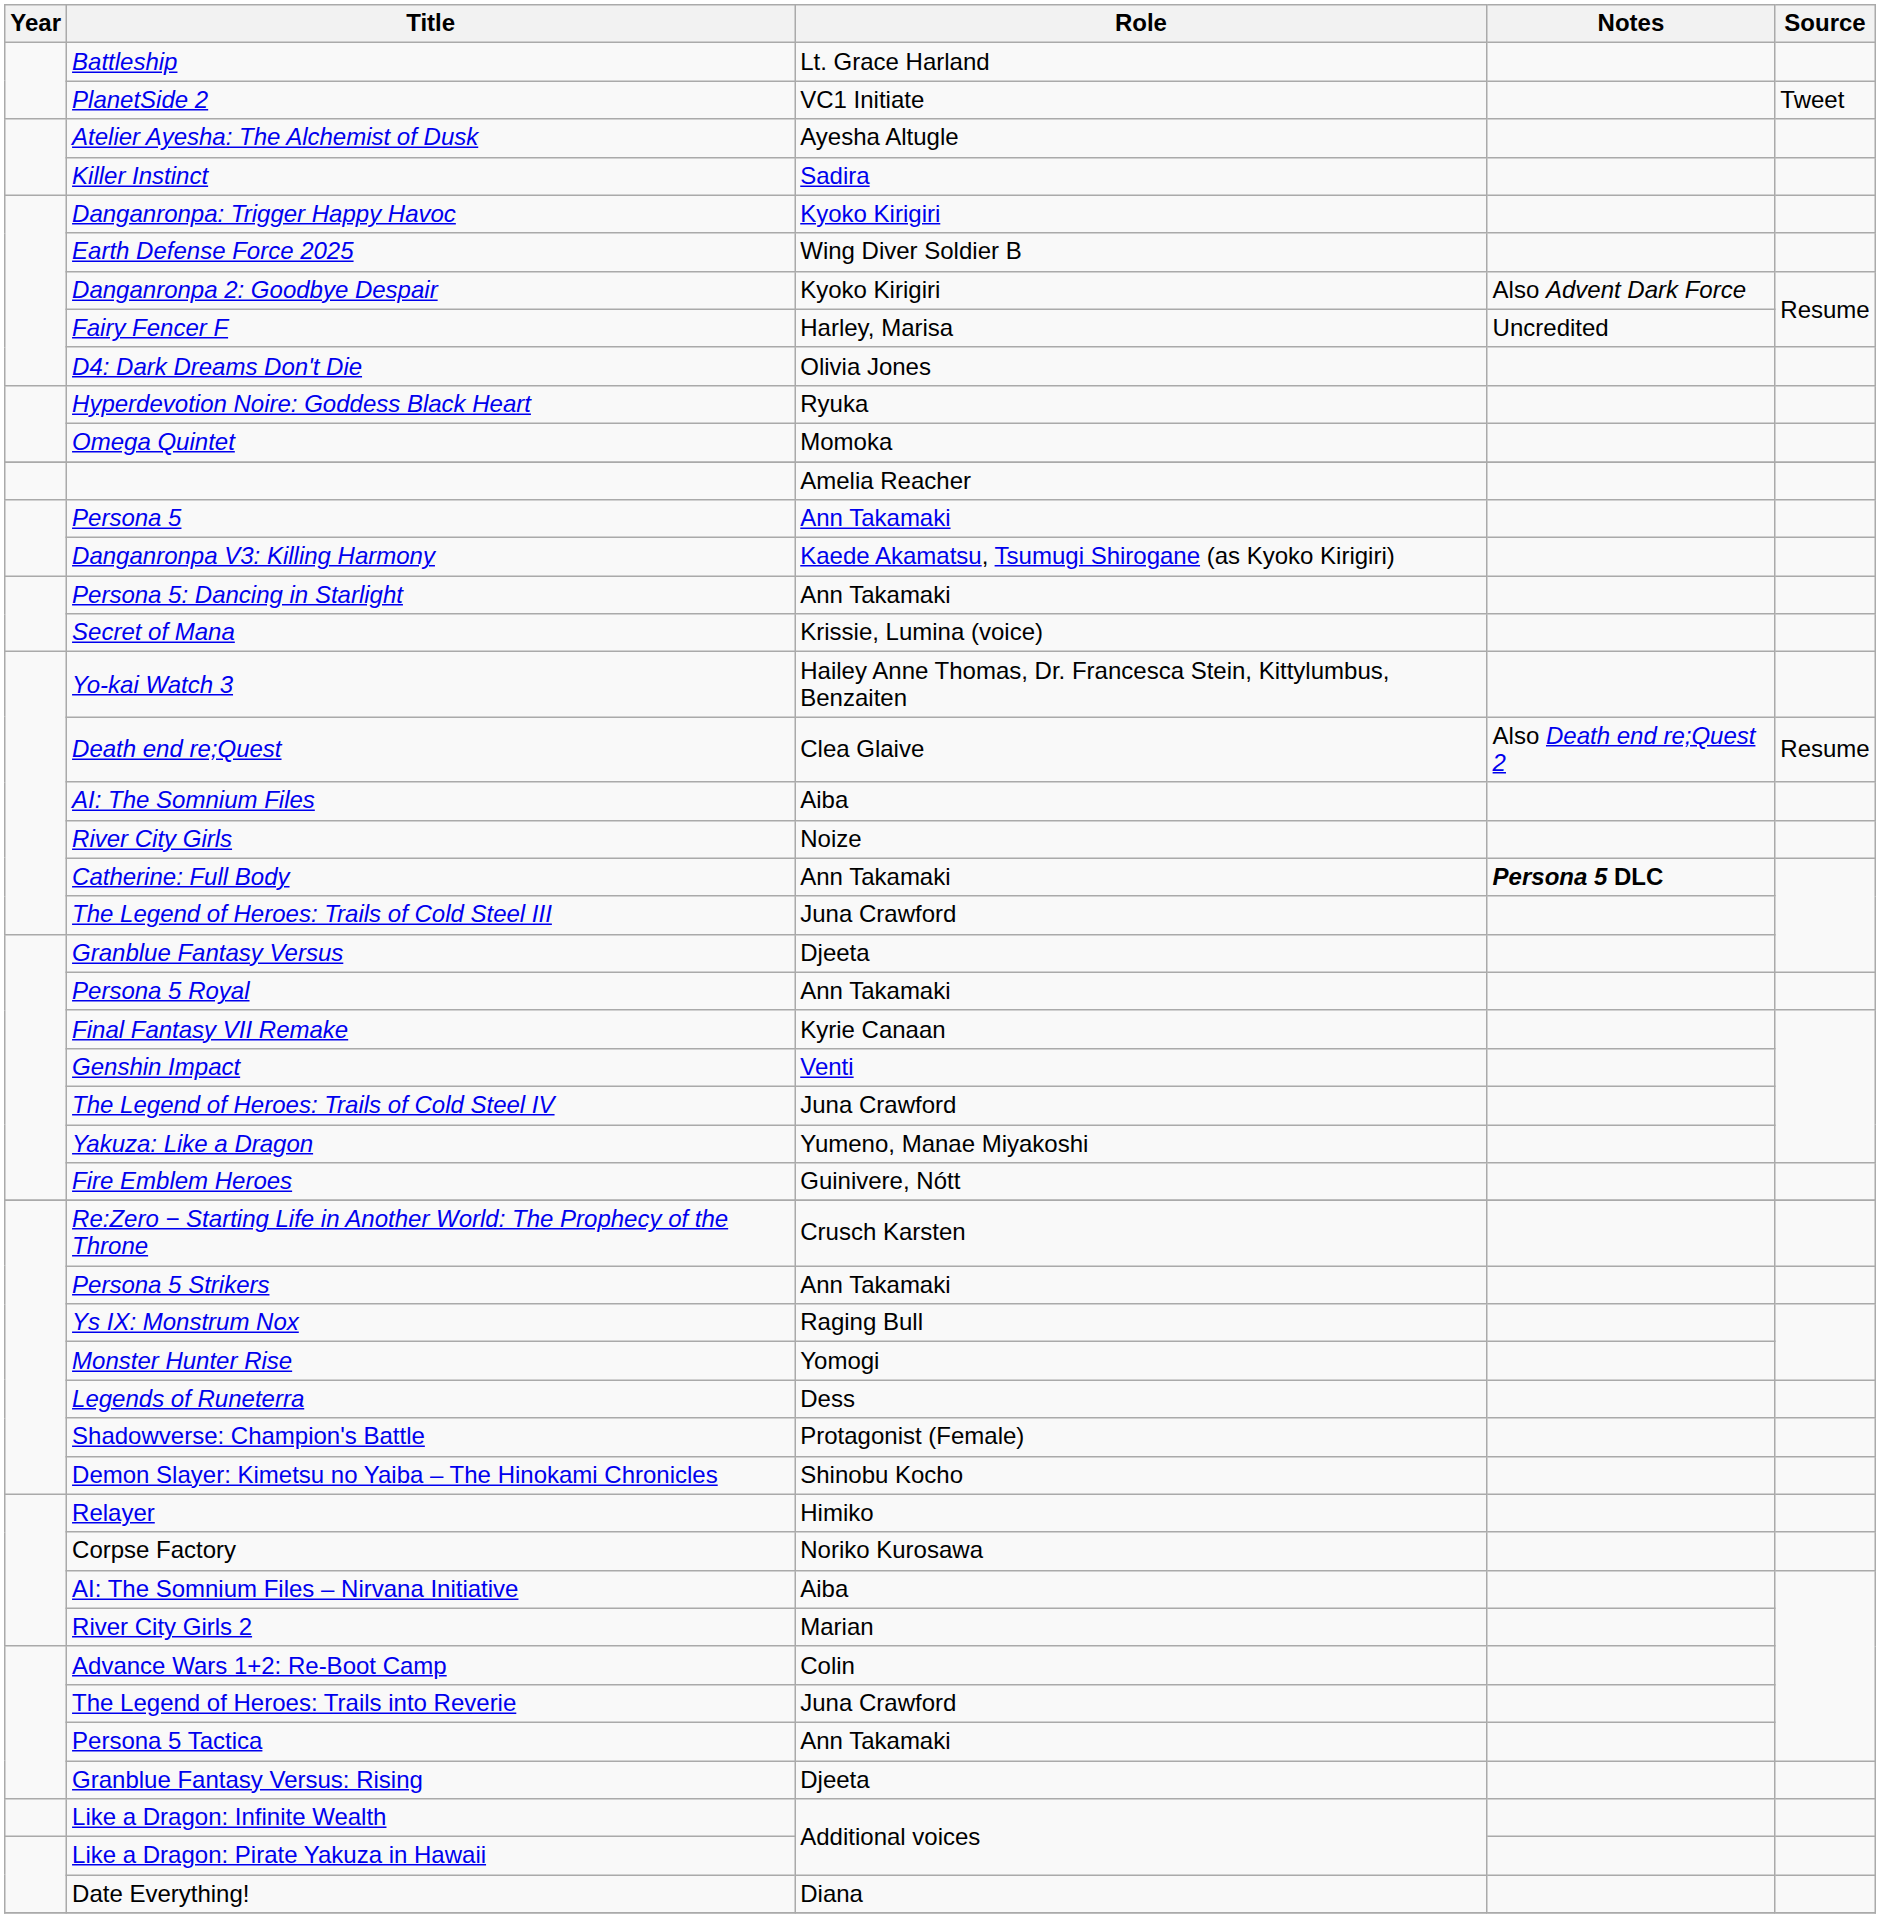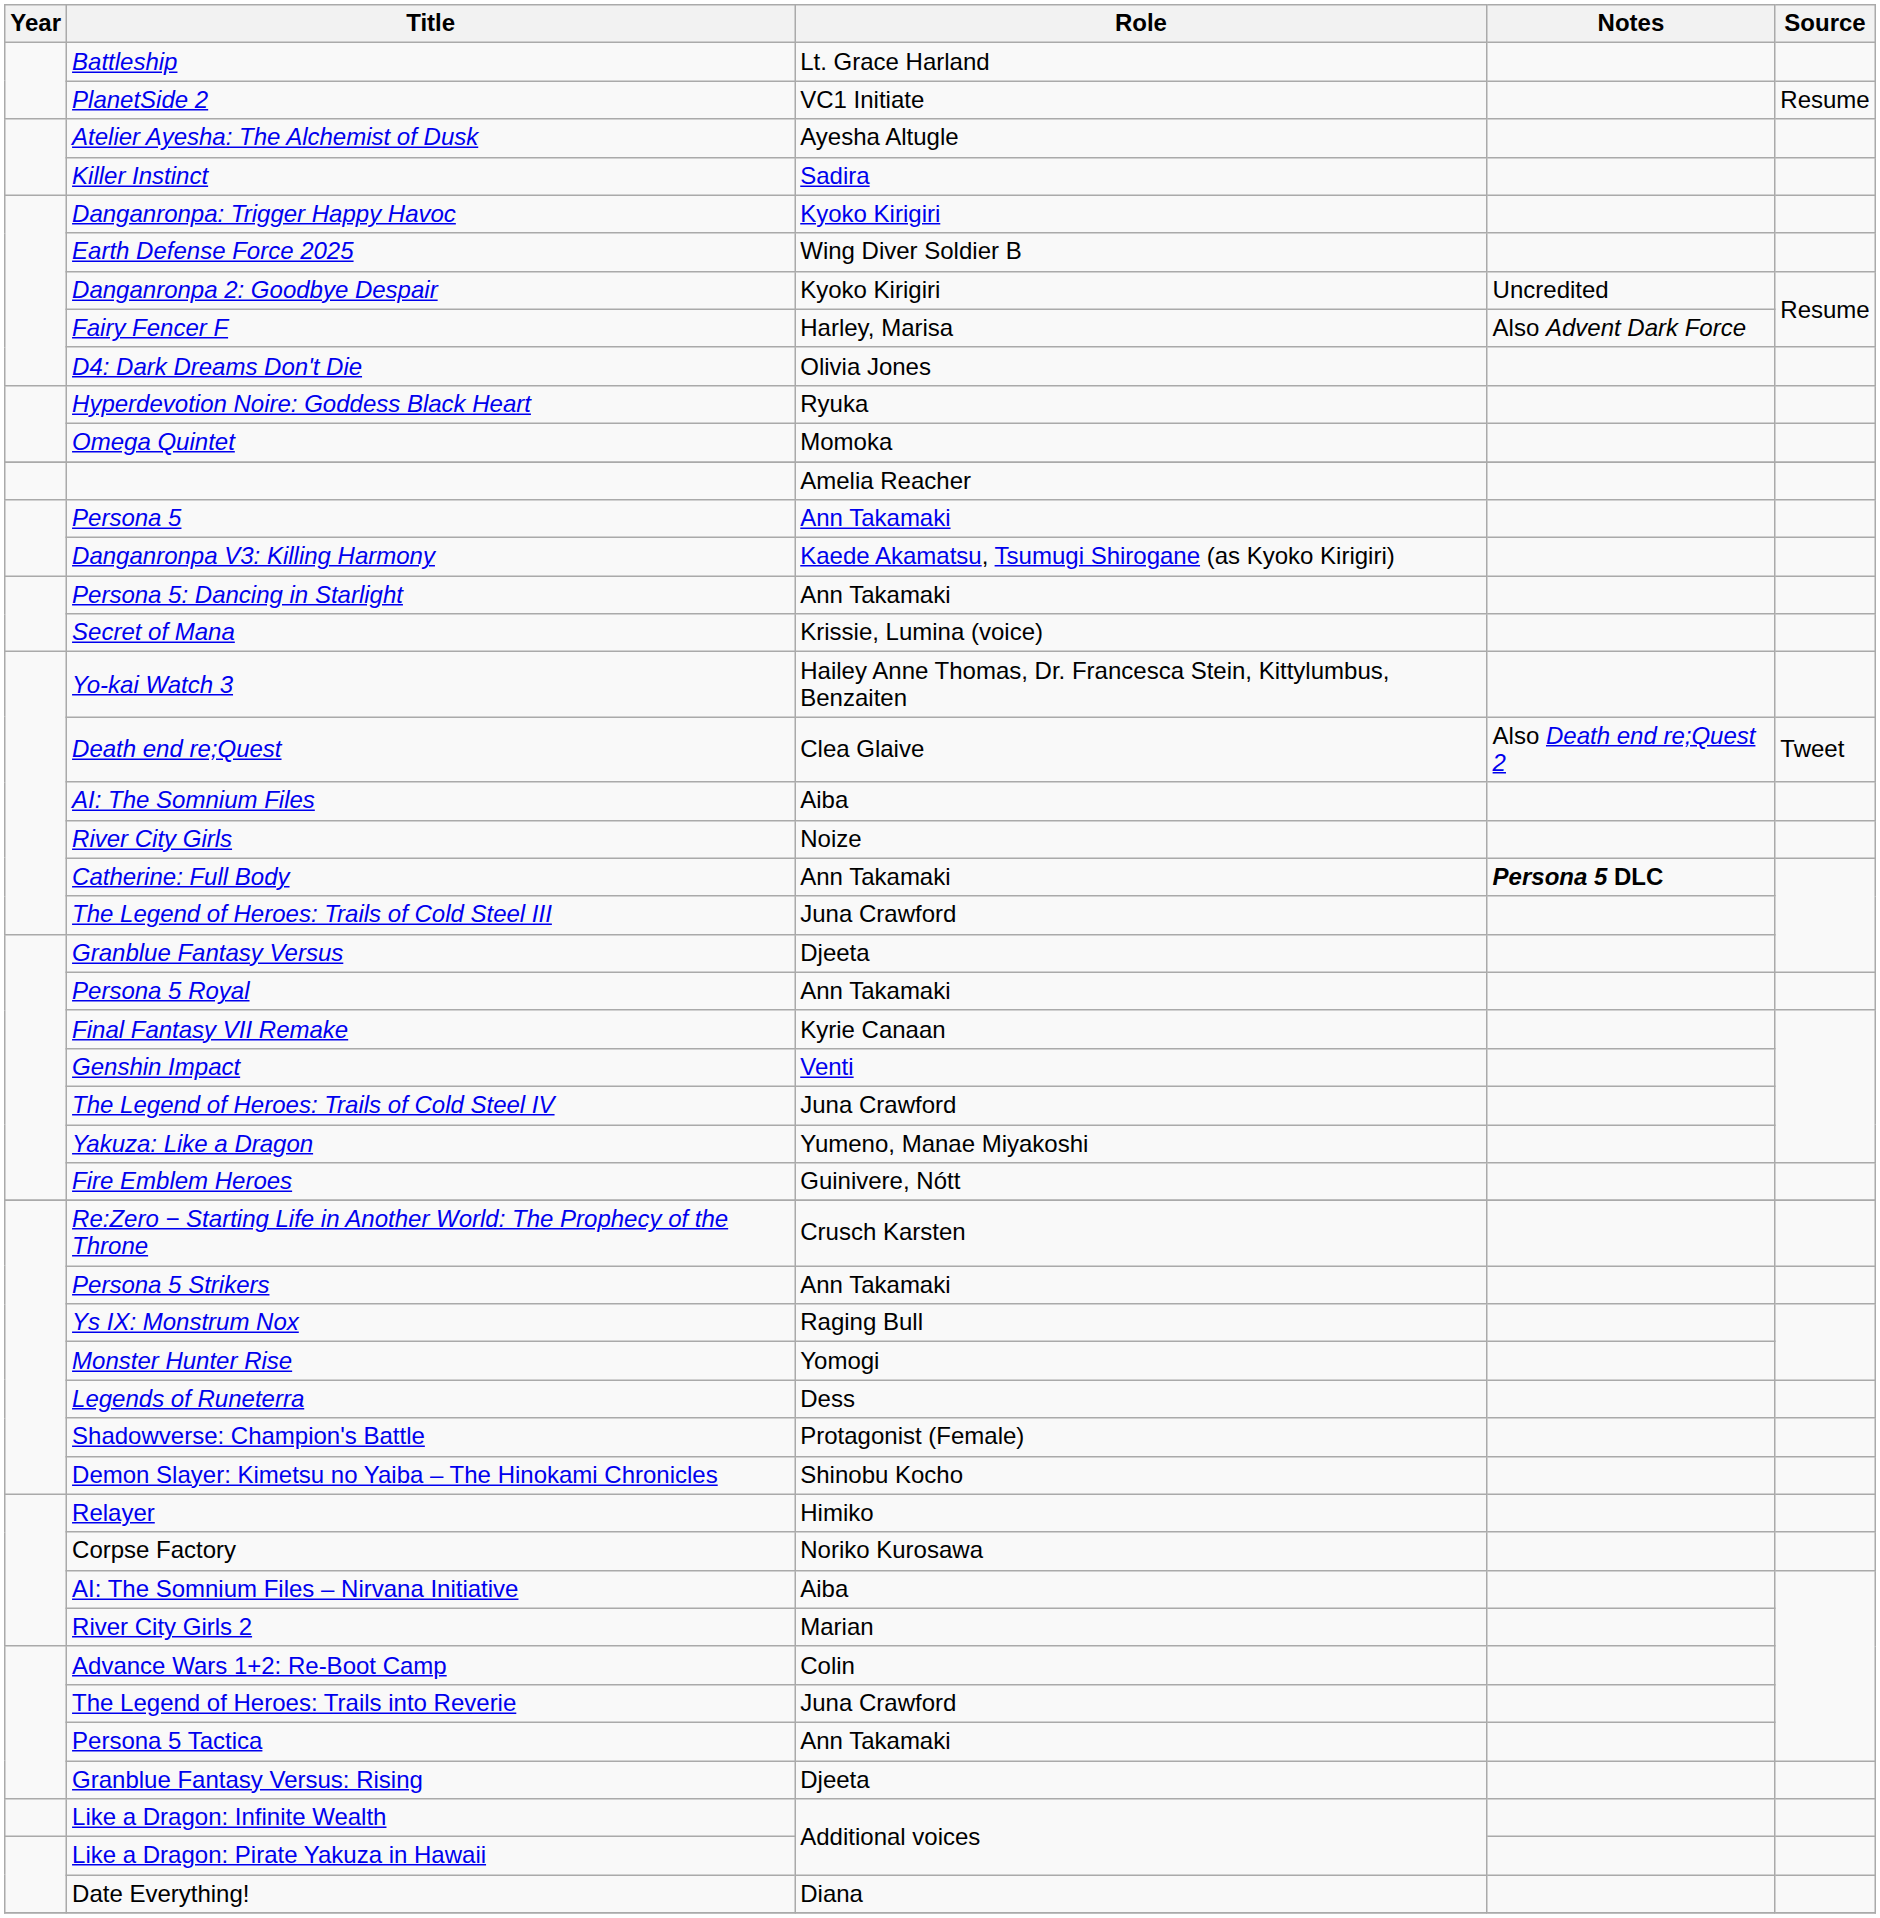(1812, 99) Tweet -> (1825, 99) Resume
(1619, 289) Also Advent Dark Force -> (1551, 289) Uncredited
(1551, 328) Uncredited -> (1619, 328) Also Advent Dark Force
(1825, 749) Resume -> (1812, 749) Tweet
